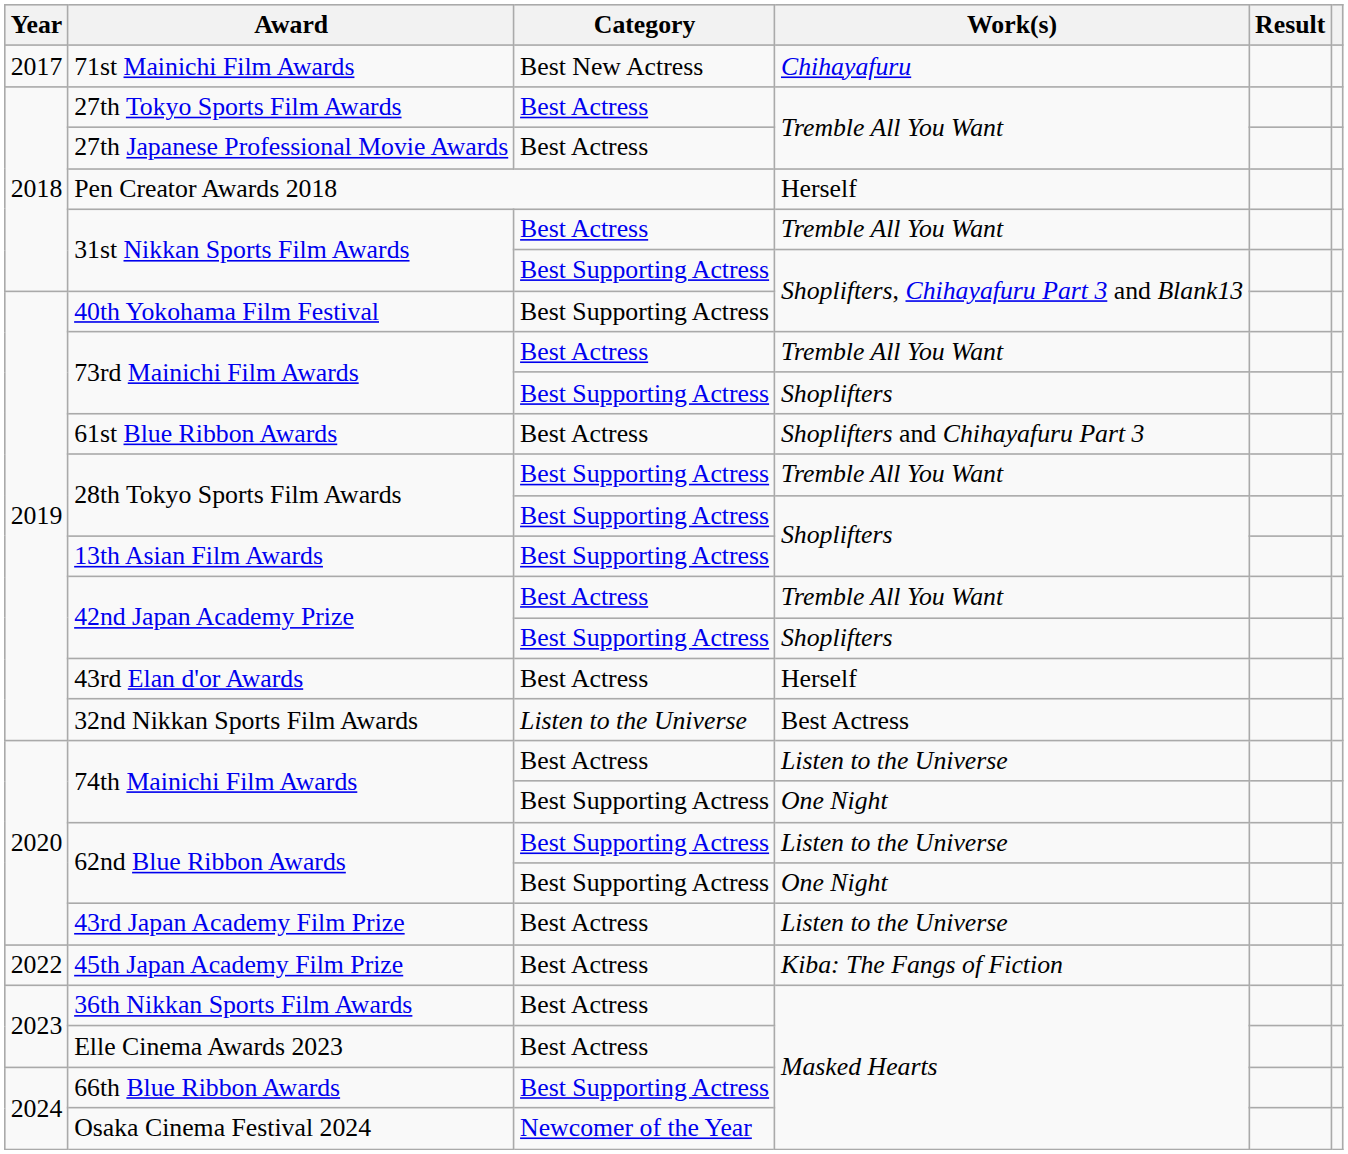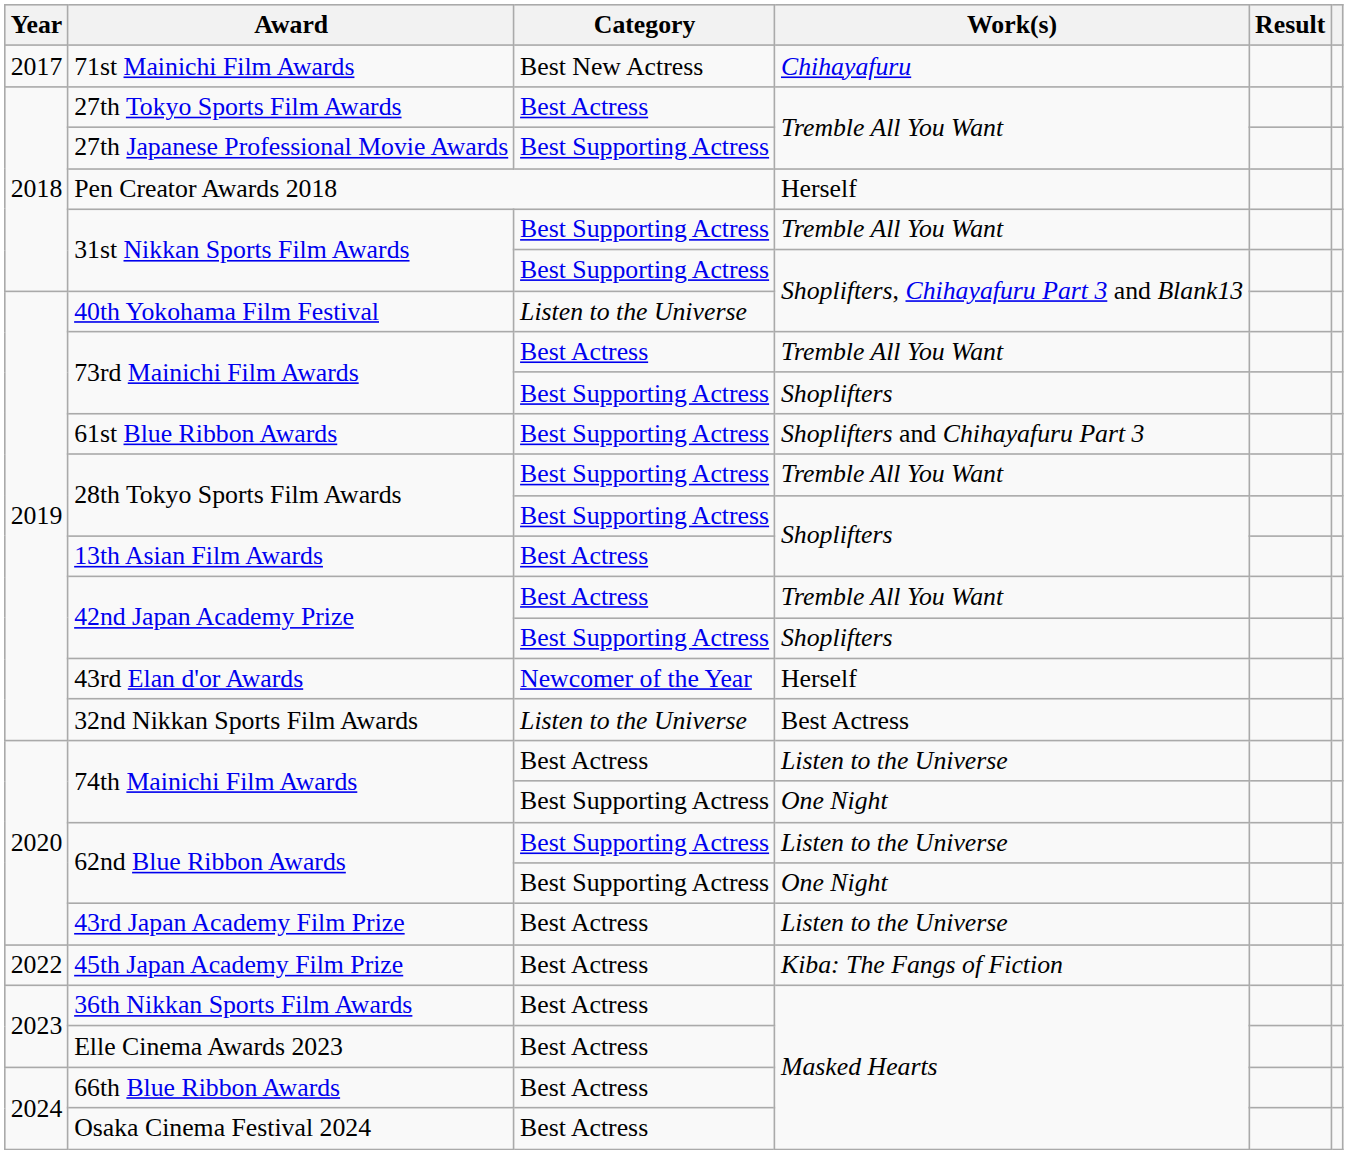(584, 147) Best Actress -> (645, 147) Best Supporting Actress
(584, 229) Best Actress -> (645, 229) Best Supporting Actress
(645, 310) Best Supporting Actress -> (633, 310) Listen to the Universe
(584, 433) Best Actress -> (645, 433) Best Supporting Actress
(645, 556) Best Supporting Actress -> (584, 556) Best Actress
(584, 678) Best Actress -> (636, 678) Newcomer of the Year
(645, 1087) Best Supporting Actress -> (584, 1087) Best Actress
(636, 1127) Newcomer of the Year -> (584, 1127) Best Actress
